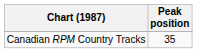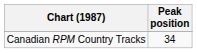(170, 39) 35 -> (170, 39) 34
